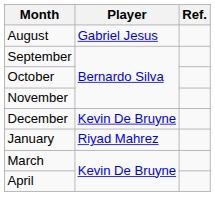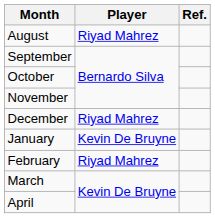(118, 35) Gabriel Jesus -> (118, 35) Riyad Mahrez
(127, 118) Kevin De Bruyne -> (118, 118) Riyad Mahrez
(118, 139) Riyad Mahrez -> (127, 139) Kevin De Bruyne
+ row: (34, 160)
